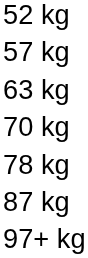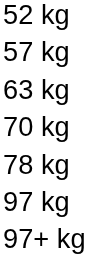- row: (36, 202)
+ row: (36, 202)
